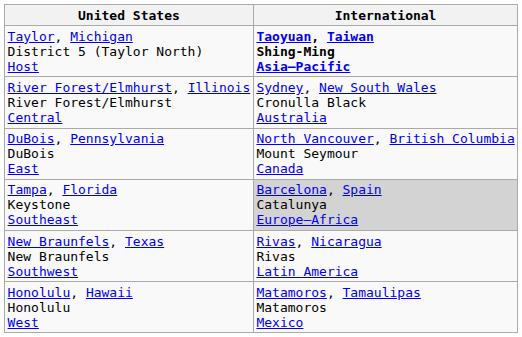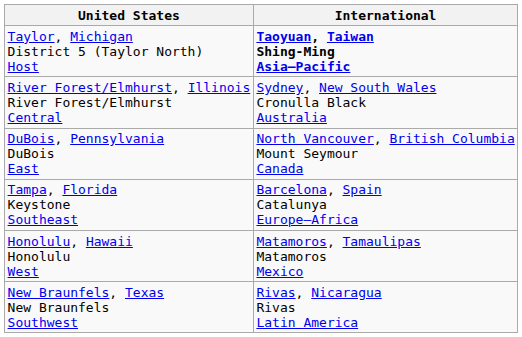(319, 205) lightgrey background -> (319, 205) no background
rows swapped: (86, 256) <-> (70, 307)
